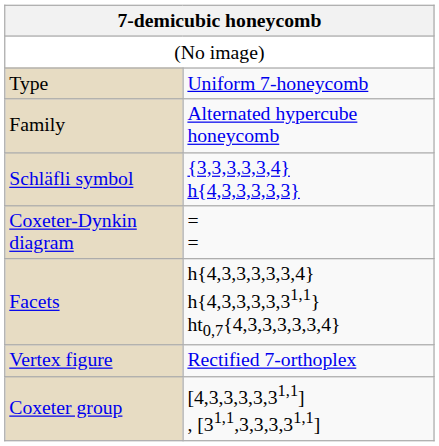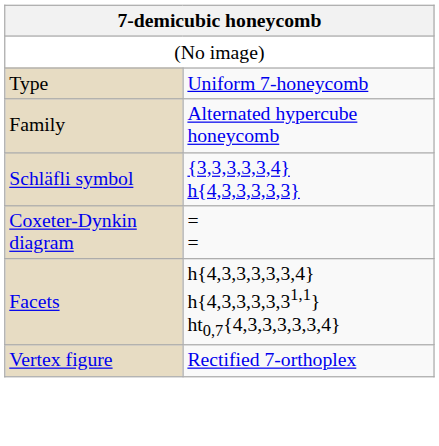- row: (66, 408)
